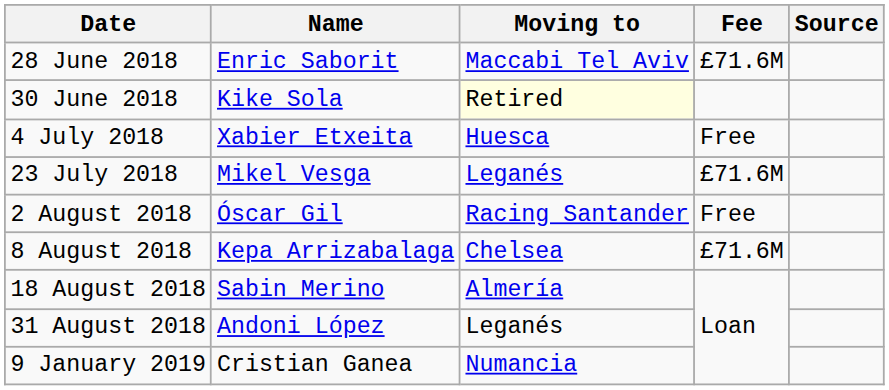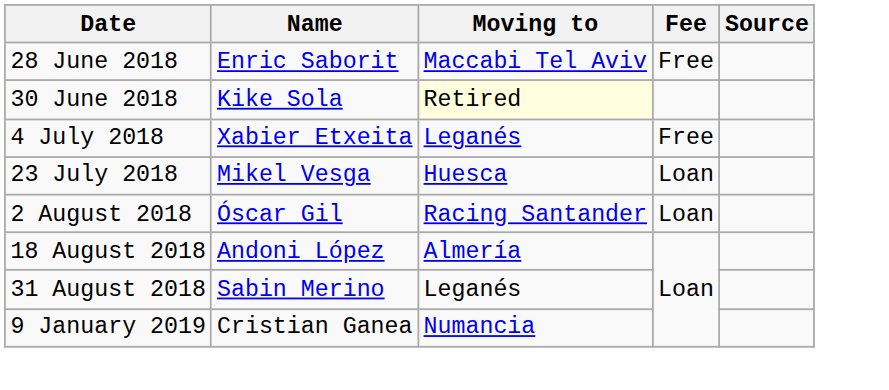(742, 62) £71.6M -> (686, 62) Free
(507, 138) Huesca -> (472, 138) Leganés
(514, 176) Leganés -> (465, 176) Huesca
(742, 176) £71.6M -> (686, 176) Loan
(728, 213) Free -> (686, 213) Loan
- row: (101, 251)
(301, 289) Sabin Merino -> (301, 251) Andoni López
(301, 327) Andoni López -> (301, 289) Sabin Merino
